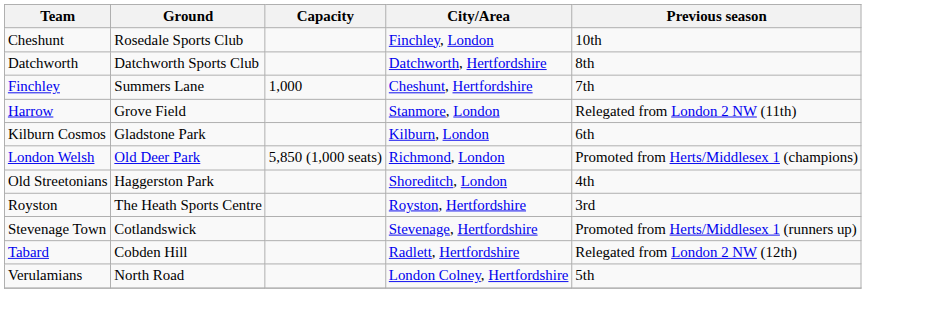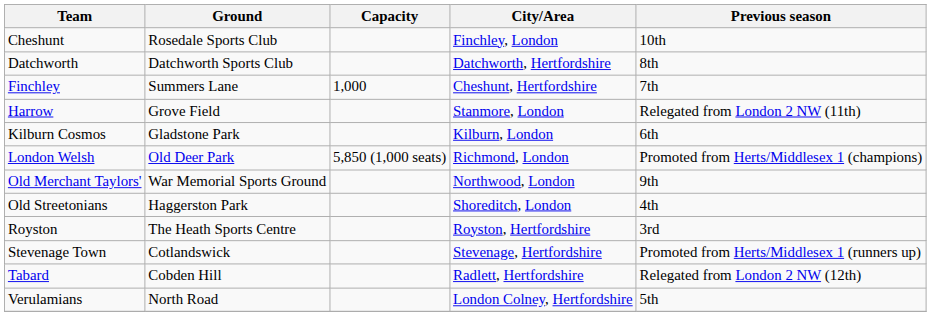+ row: (75, 181)
